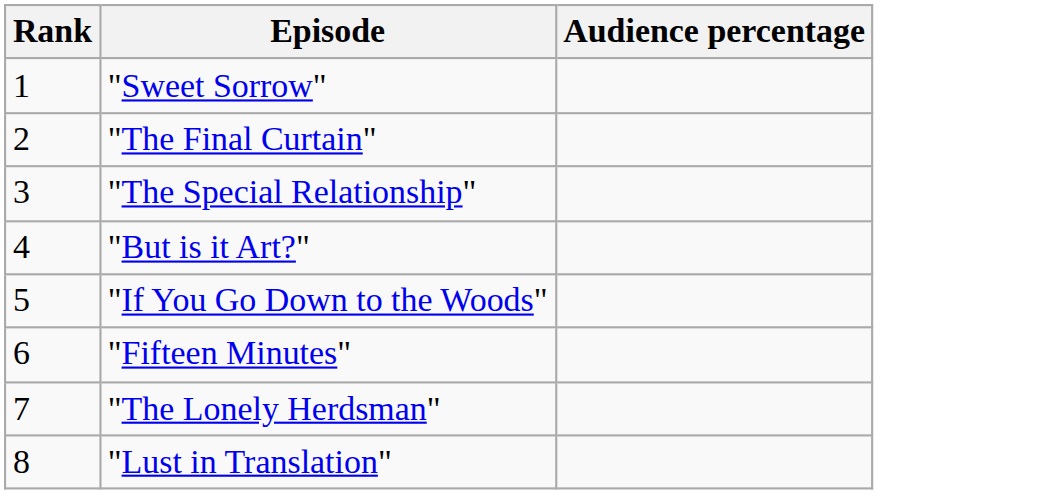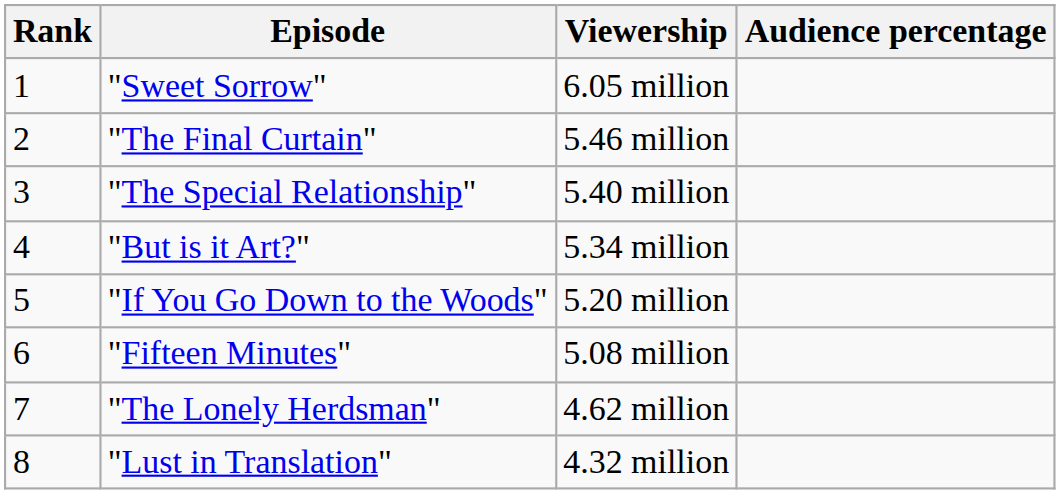+ column: (646, 31)
